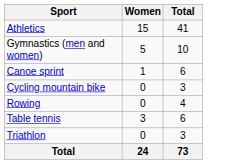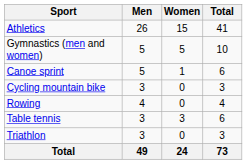+ column: (142, 12)
